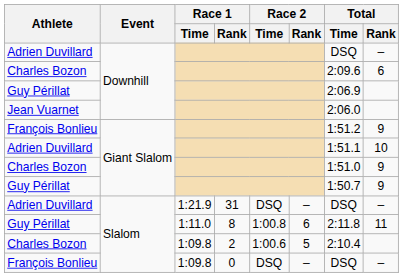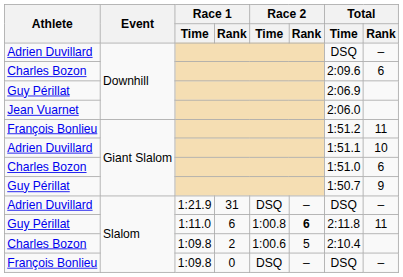(381, 129) 9 -> (381, 129) 11
(381, 167) 9 -> (381, 167) 6
(232, 225) 8 -> (232, 225) 6
(306, 225) normal -> (306, 225) bold
